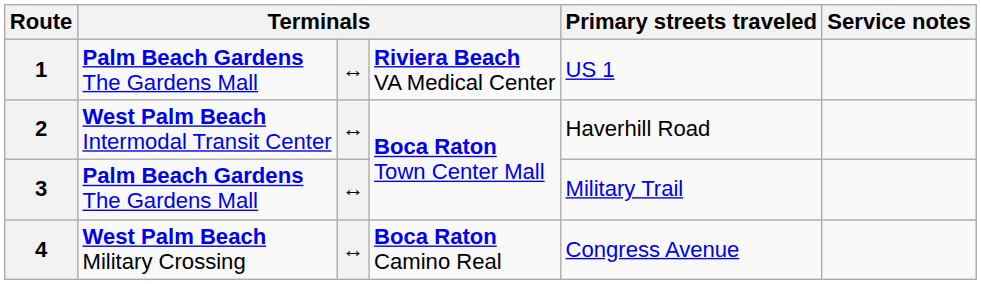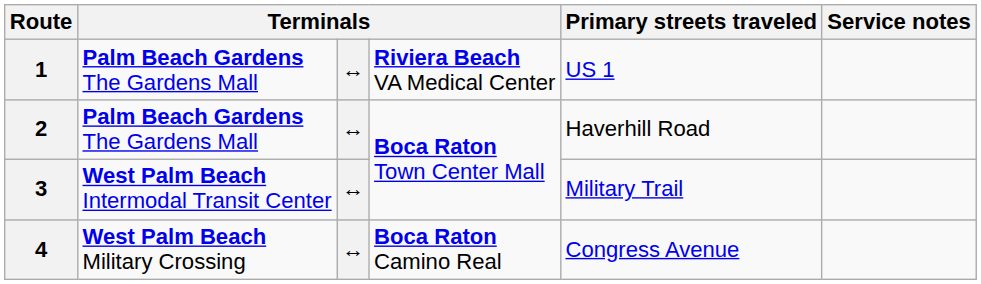(207, 129) West Palm Beach Intermodal Transit Center -> (193, 129) Palm Beach Gardens The Gardens Mall
(193, 189) Palm Beach Gardens The Gardens Mall -> (207, 189) West Palm Beach Intermodal Transit Center
